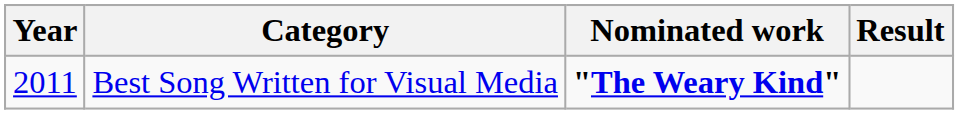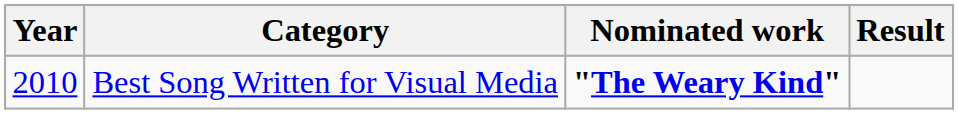(45, 81) 2011 -> (45, 81) 2010
